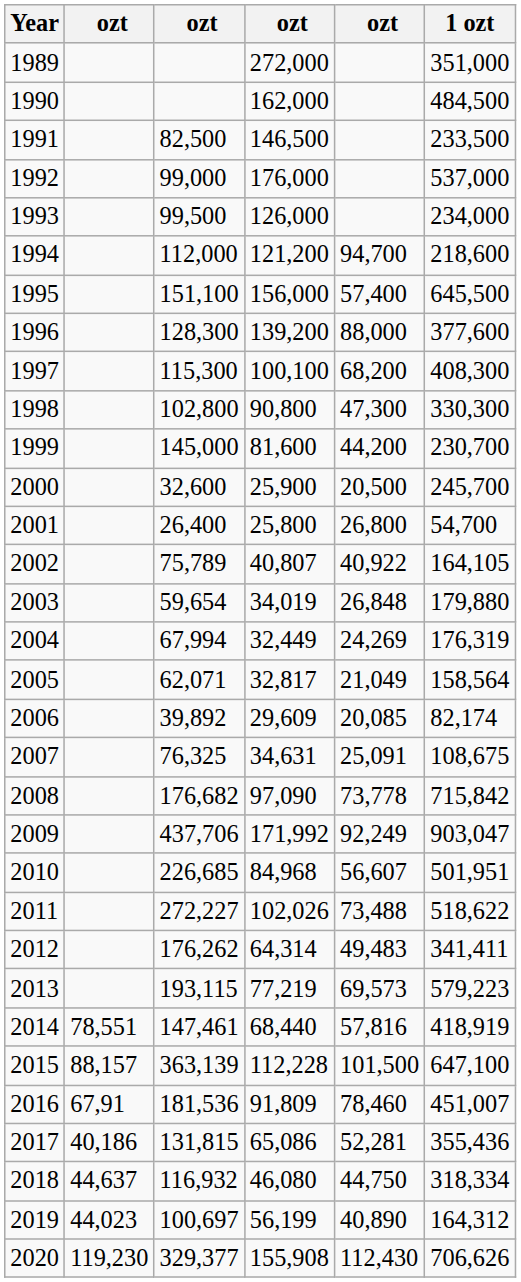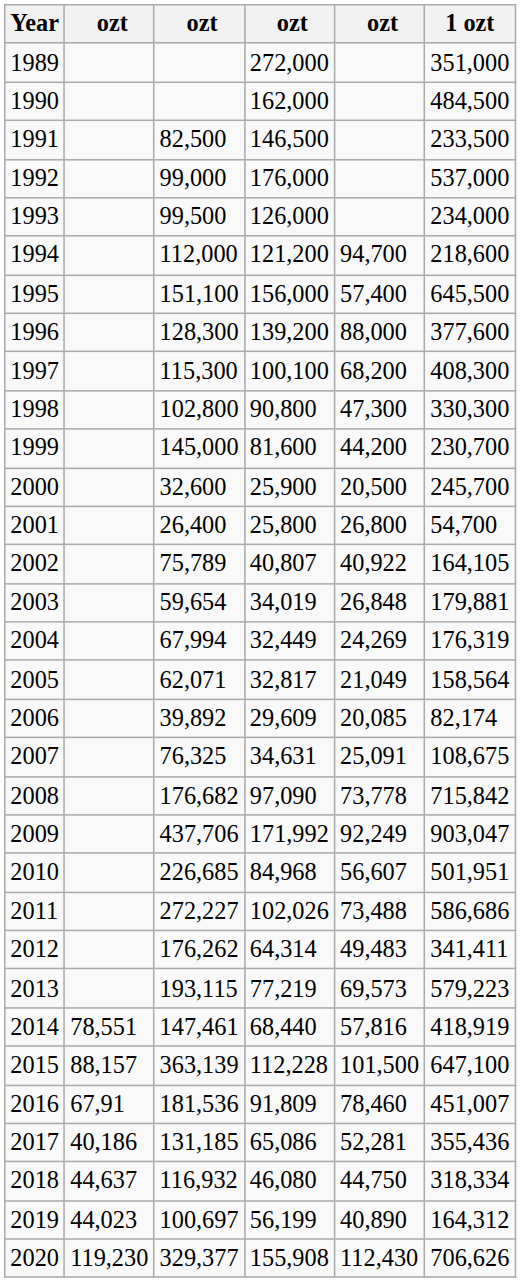(470, 602) 179,880 -> (470, 602) 179,881
(470, 910) 518,622 -> (470, 910) 586,686
(199, 1142) 131,815 -> (199, 1142) 131,185
